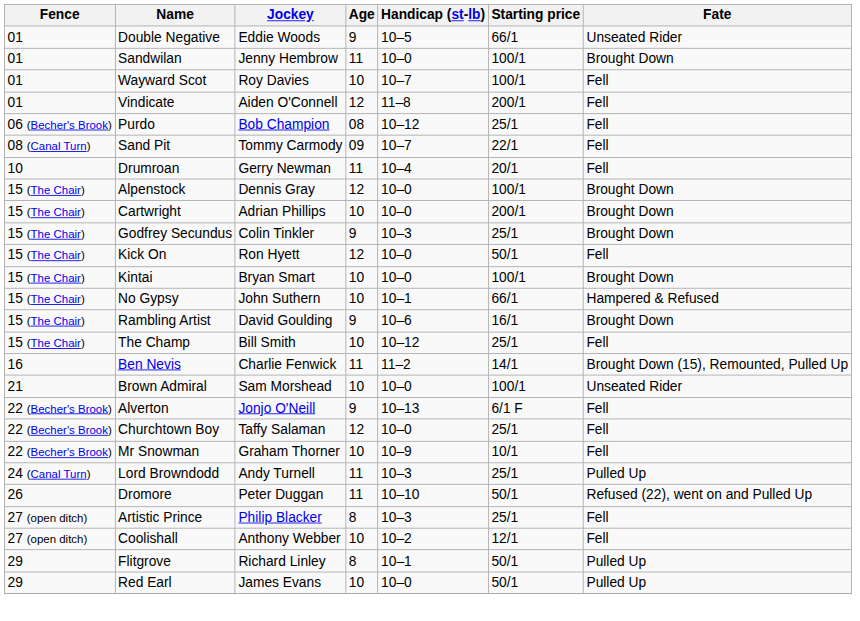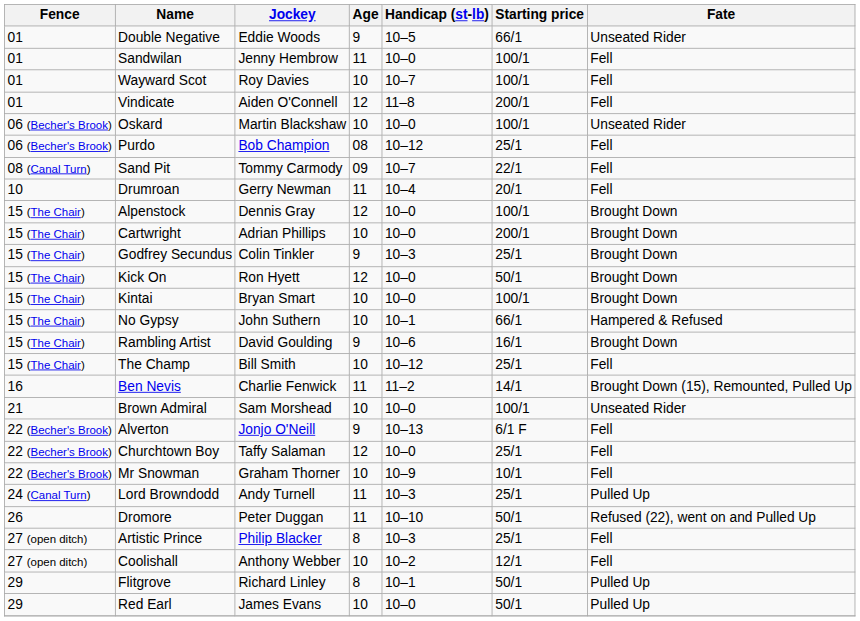(630, 59) Brought Down -> (601, 59) Fell
+ row: (140, 124)
(598, 255) Fell -> (634, 277) Brought Down
